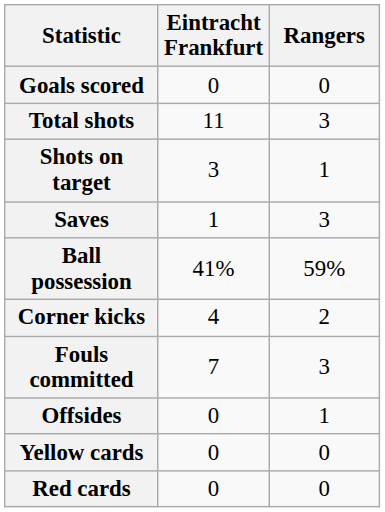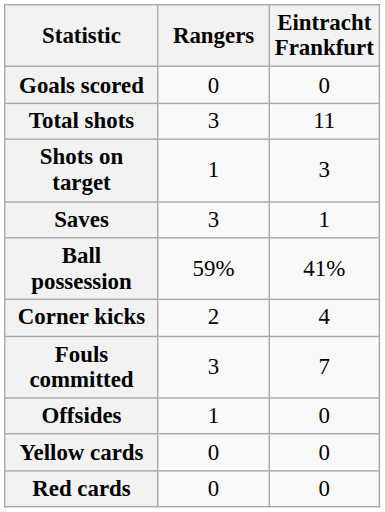columns swapped: (214, 35) <-> (324, 35)
